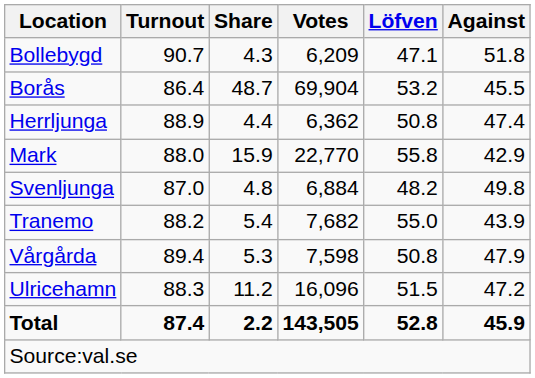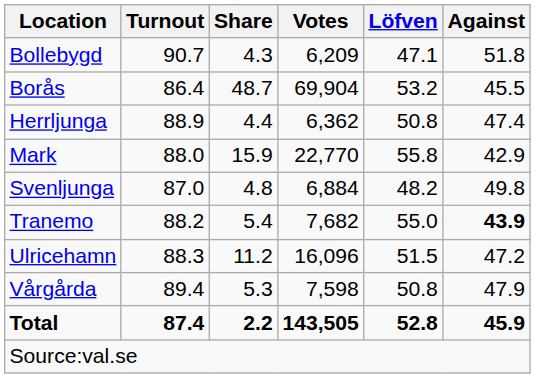(504, 222) normal -> (504, 222) bold
rows swapped: (63, 289) <-> (53, 255)
